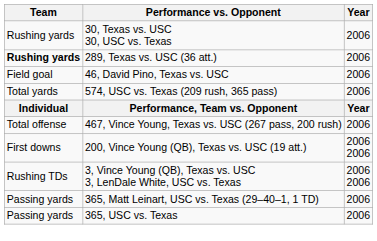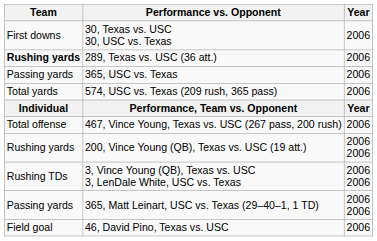(41, 35) Rushing yards -> (34, 35) First downs
rows swapped: (131, 215) <-> (157, 74)
(34, 147) First downs -> (41, 147) Rushing yards
(358, 199) 2006 -> (358, 205) 2006 2006
